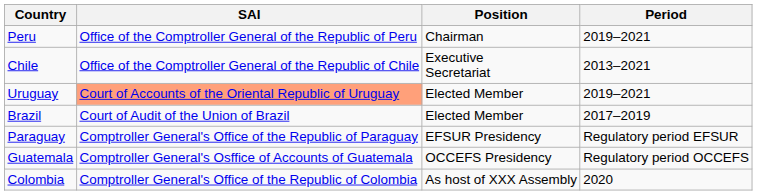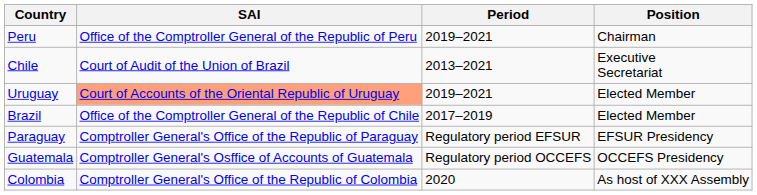columns swapped: (501, 15) <-> (666, 15)
(249, 65) Office of the Comptroller General of the Republic of Chile -> (184, 65) Court of Audit of the Union of Brazil
(184, 115) Court of Audit of the Union of Brazil -> (249, 115) Office of the Comptroller General of the Republic of Chile
